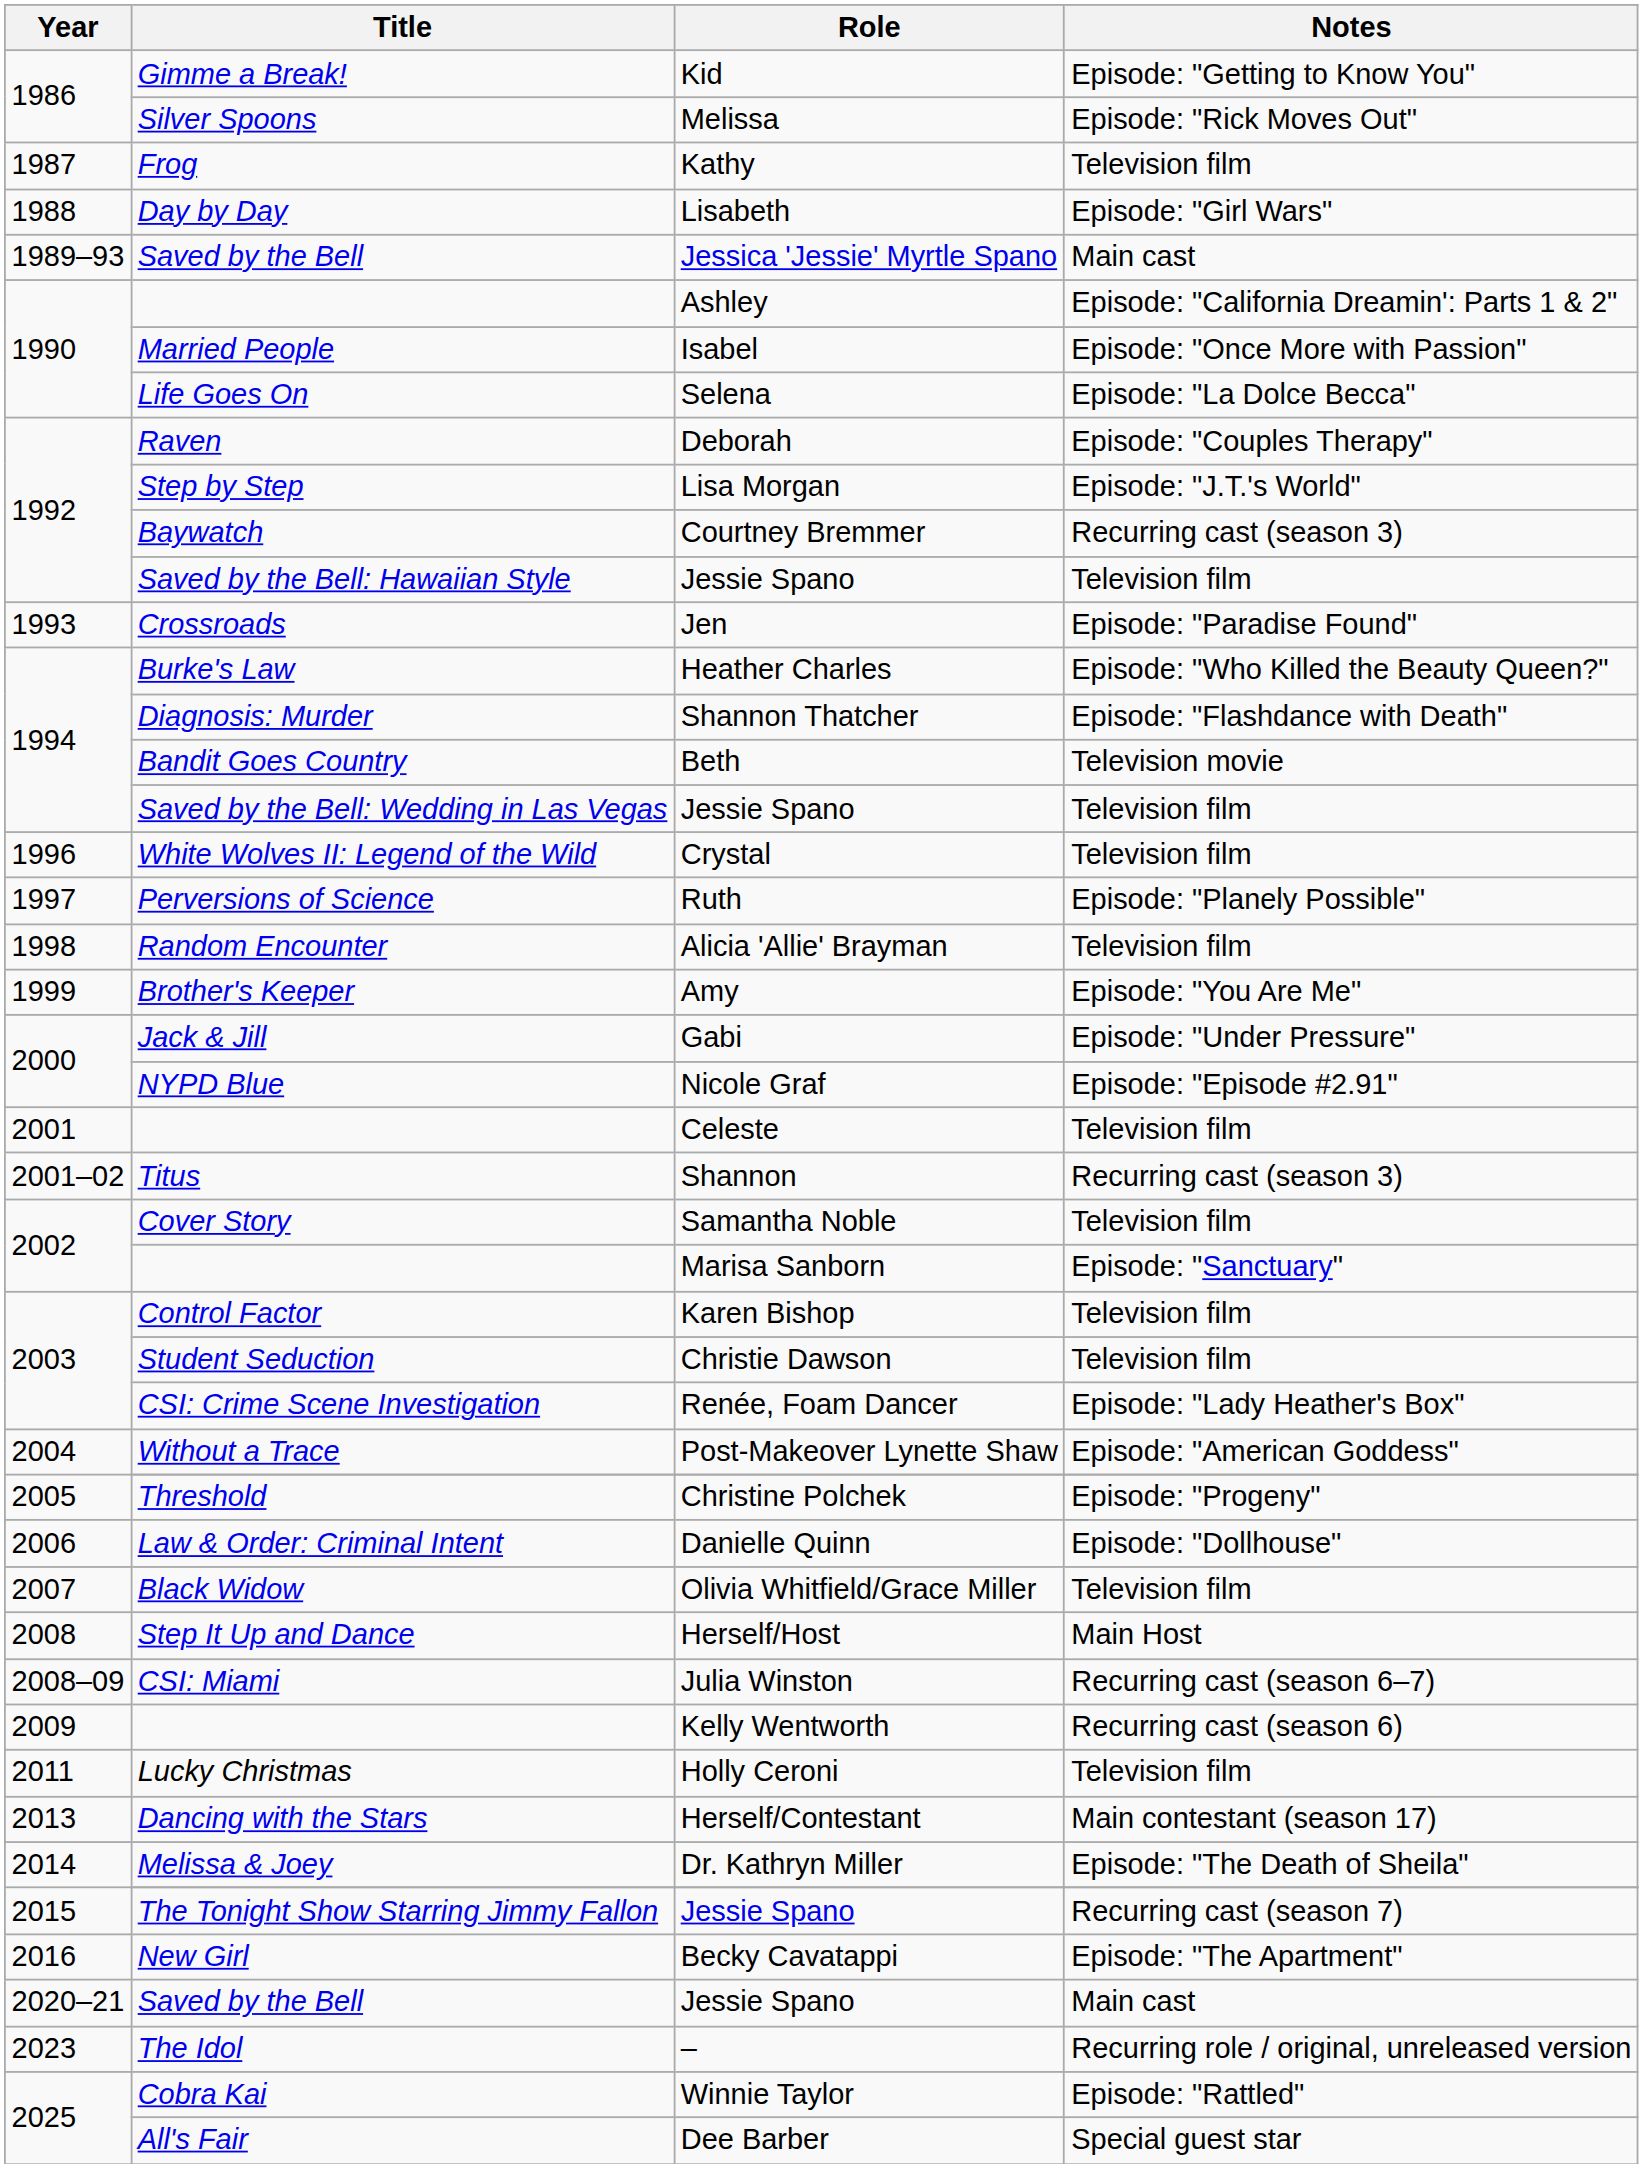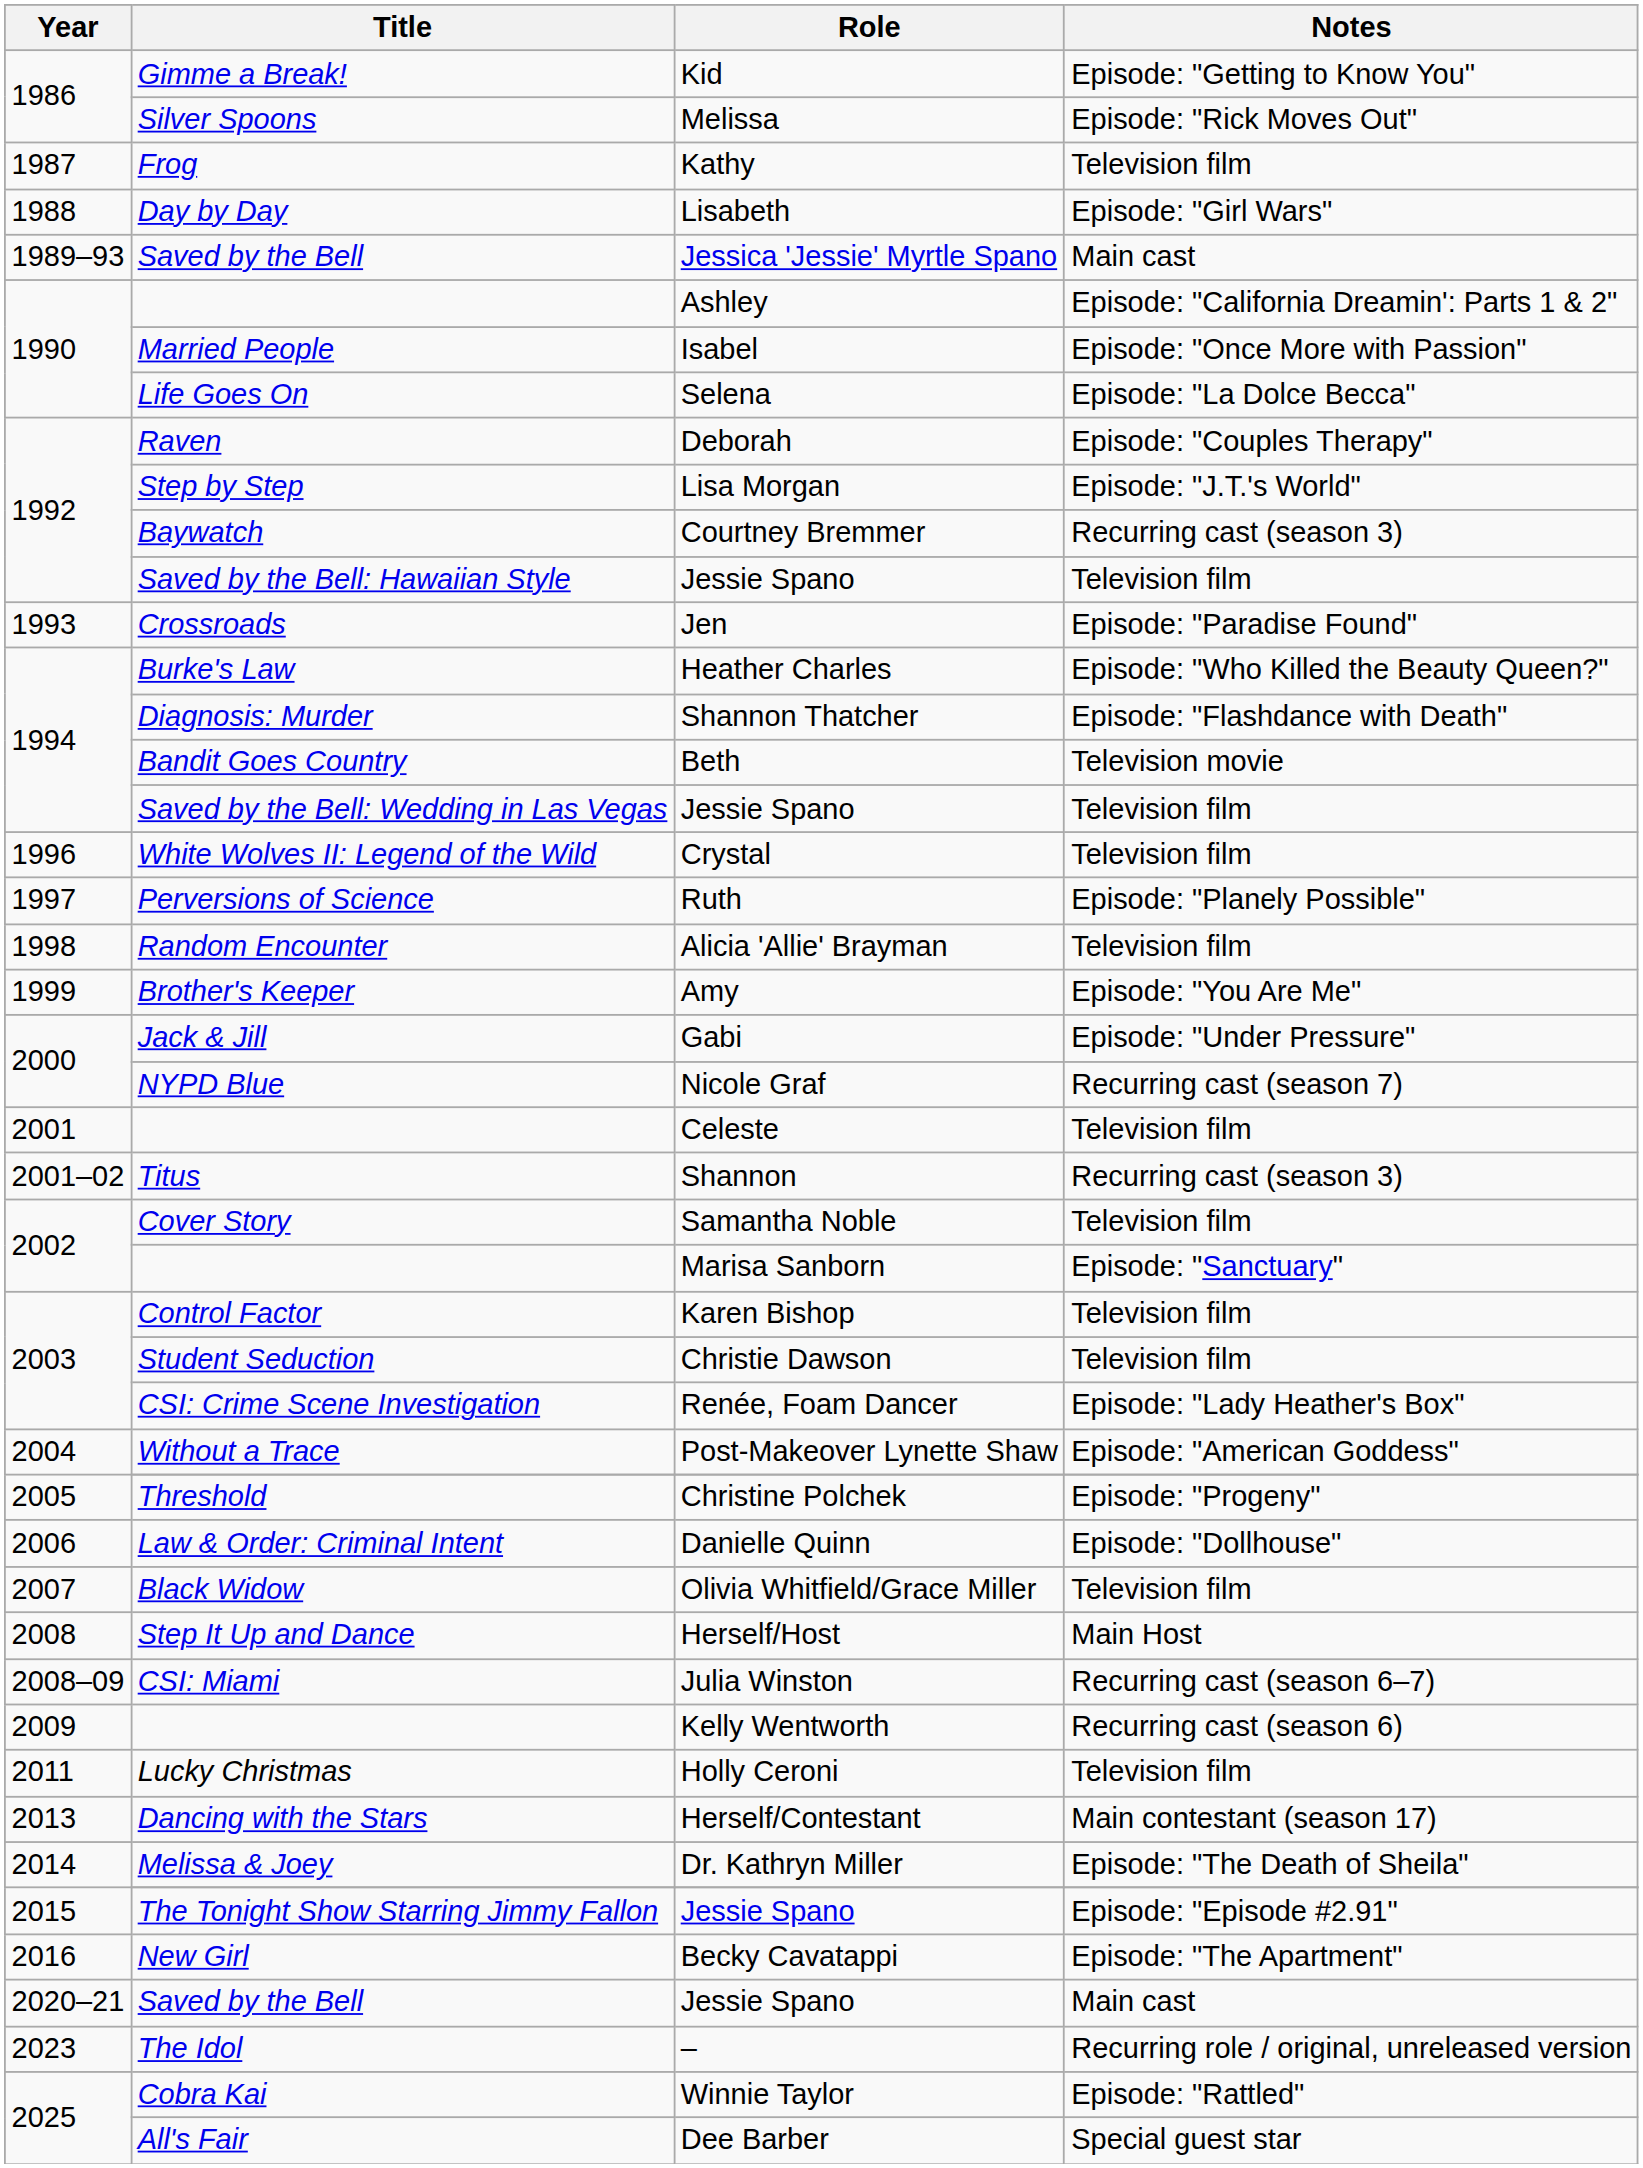(1235, 1083) Episode: "Episode #2.91" -> (1237, 1083) Recurring cast (season 7)
(1237, 1910) Recurring cast (season 7) -> (1235, 1910) Episode: "Episode #2.91"
